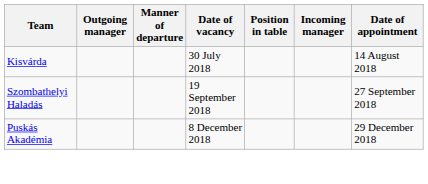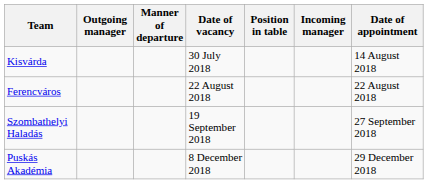+ row: (34, 91)
